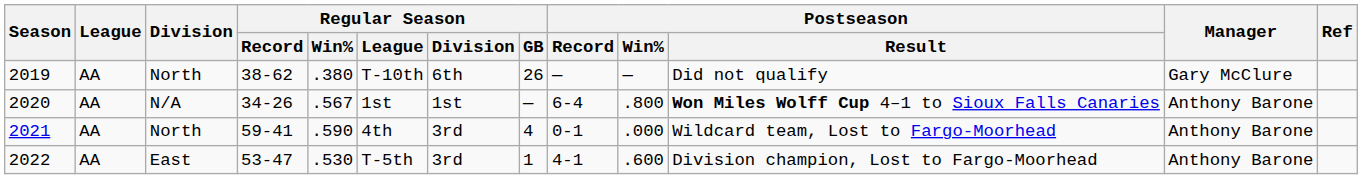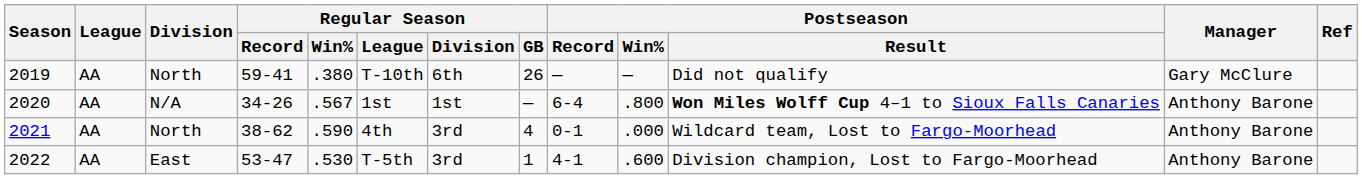(267, 75) 38-62 -> (267, 75) 59-41
(267, 131) 59-41 -> (267, 131) 38-62
